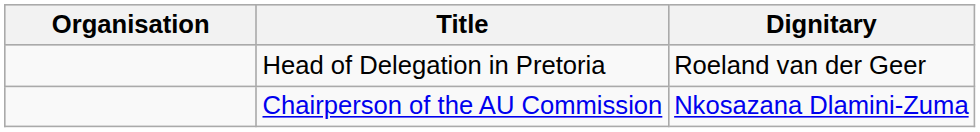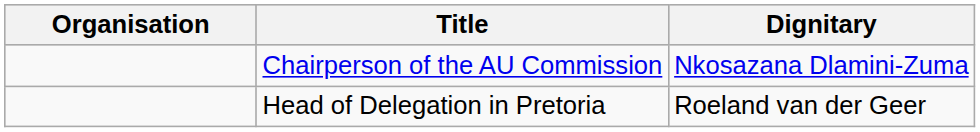rows swapped: (462, 106) <-> (434, 65)
